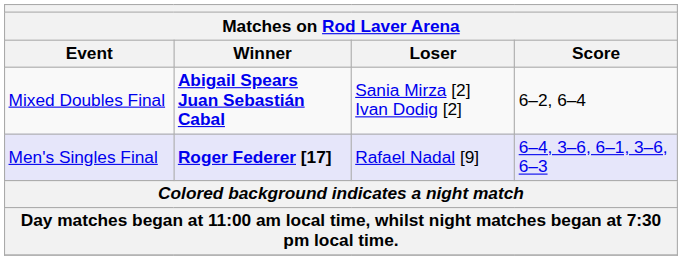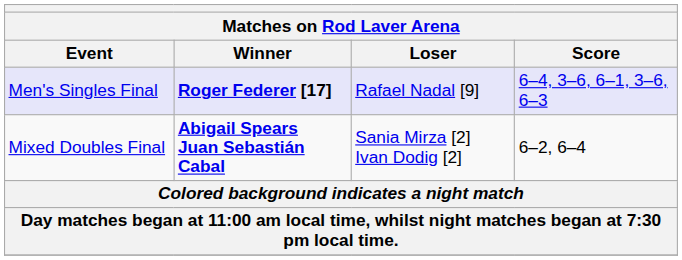rows swapped: (87, 100) <-> (83, 156)
